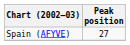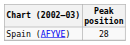(104, 34) 27 -> (104, 34) 28
